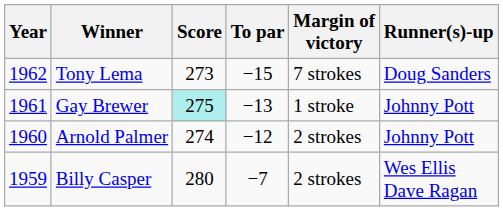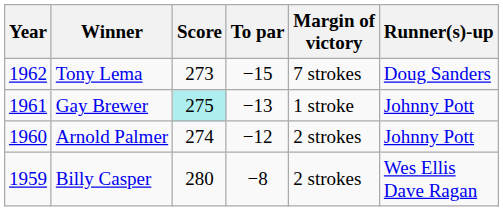(258, 179) −7 -> (258, 179) −8
